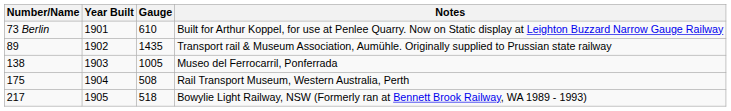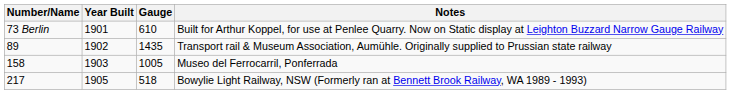(16, 64) 138 -> (16, 64) 158
- row: (293, 81)
